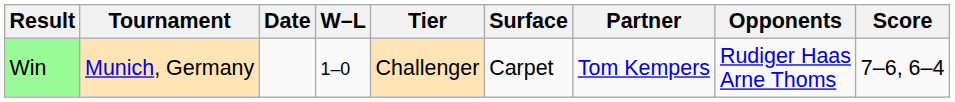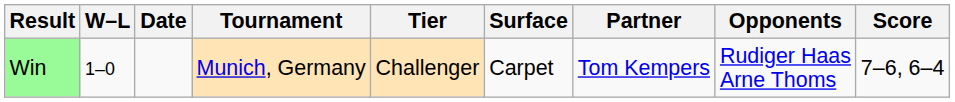columns swapped: (343, 21) <-> (170, 21)
